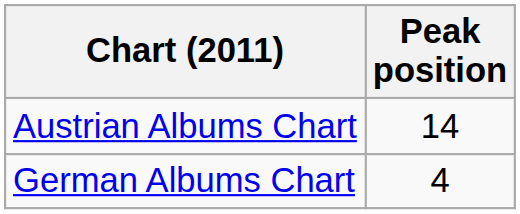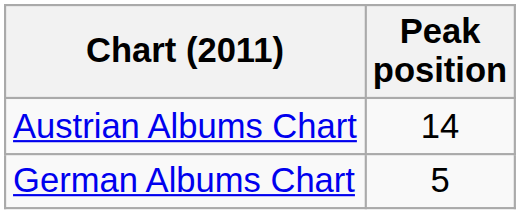(440, 180) 4 -> (440, 180) 5
